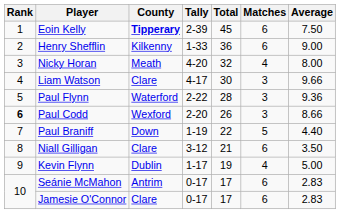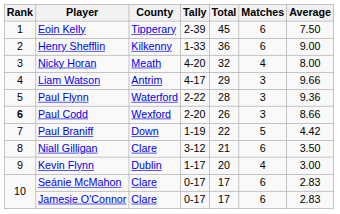(156, 30) bold -> (154, 30) normal
(144, 81) Clare -> (147, 81) Antrim
(226, 81) 30 -> (224, 81) 29
(312, 132) 4.40 -> (310, 132) 4.42
(226, 166) 19 -> (224, 166) 20
(312, 166) 5.00 -> (310, 166) 3.00
(147, 183) Antrim -> (144, 183) Clare
